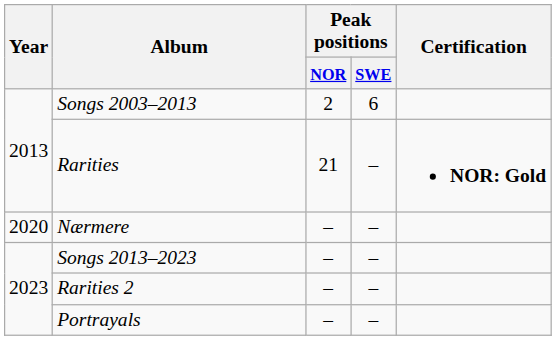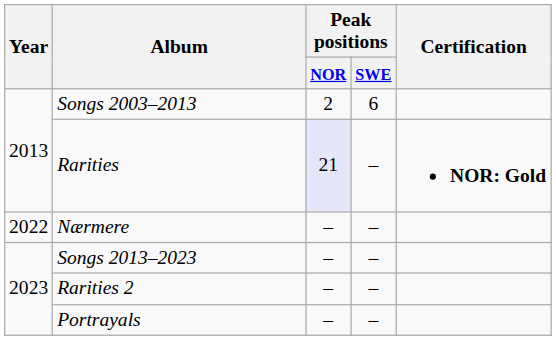(328, 165) no background -> (328, 165) lavender background
(29, 226) 2020 -> (29, 226) 2022
